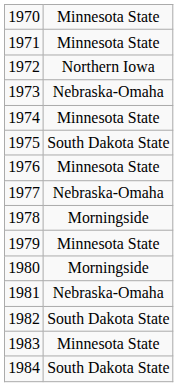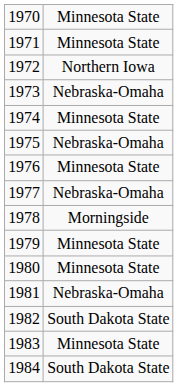(108, 142) South Dakota State -> (108, 142) Nebraska-Omaha
(108, 268) Morningside -> (108, 268) Minnesota State
